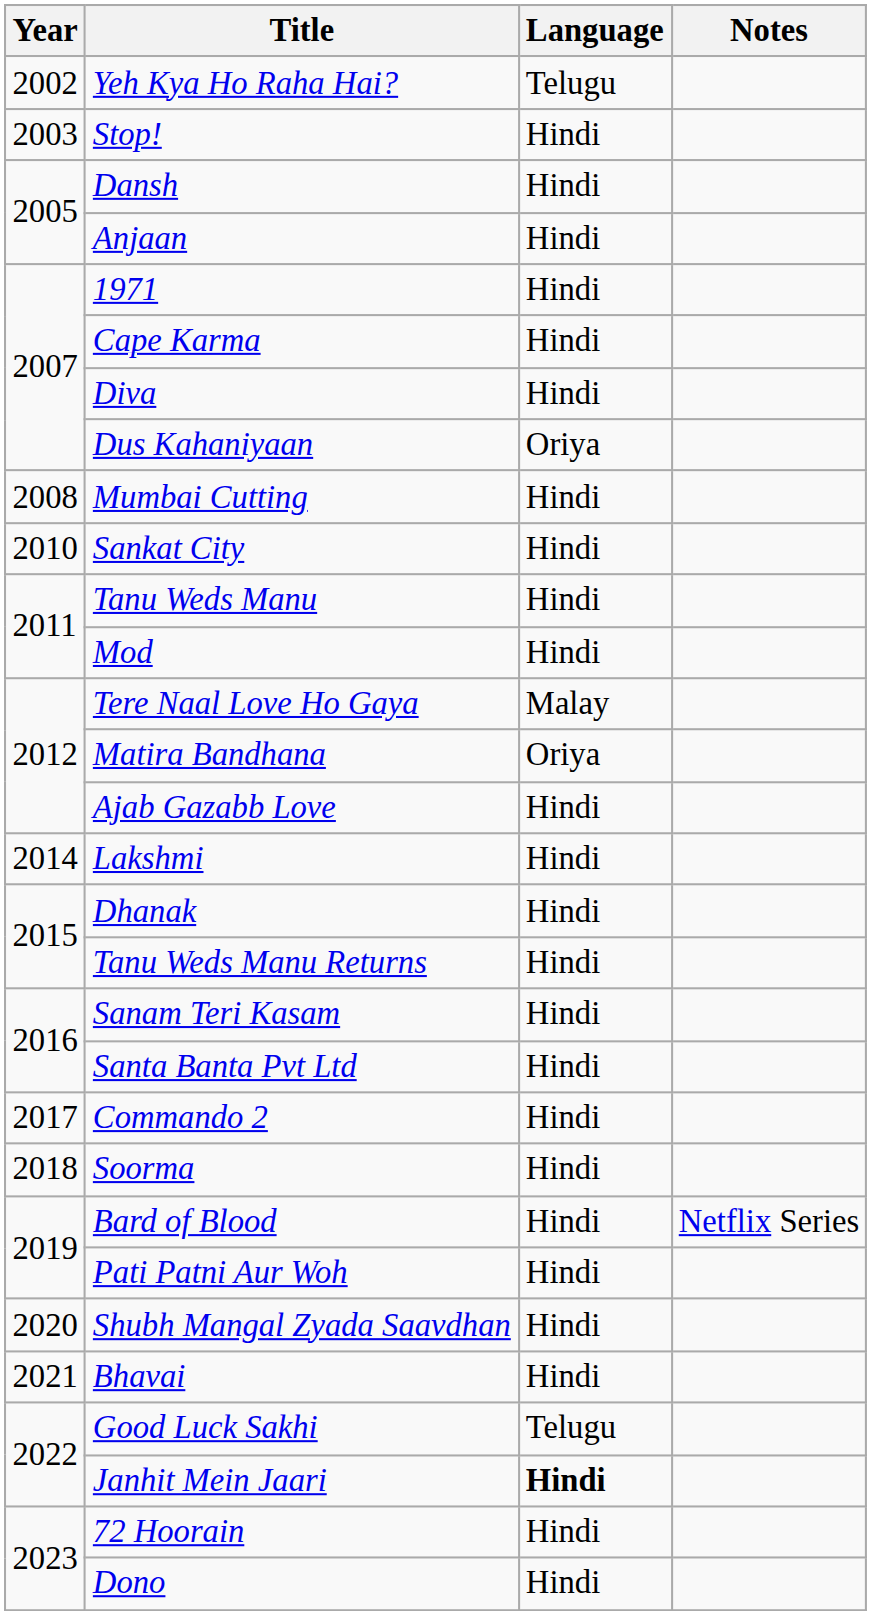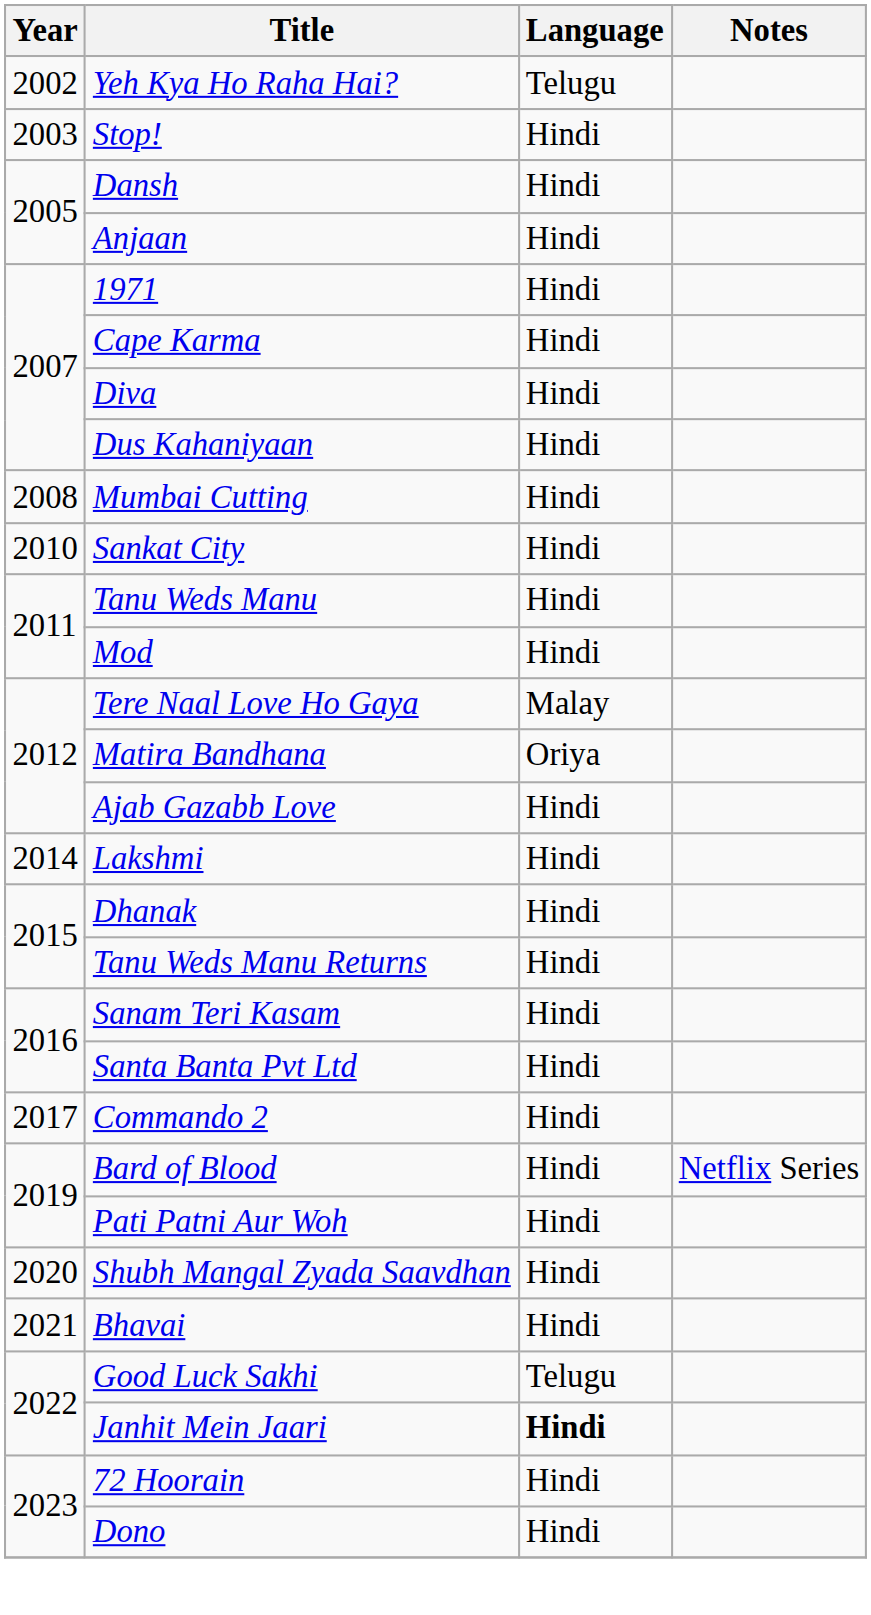(563, 444) Oriya -> (563, 444) Hindi
- row: (144, 1169)
